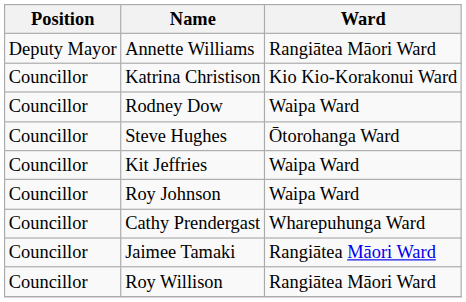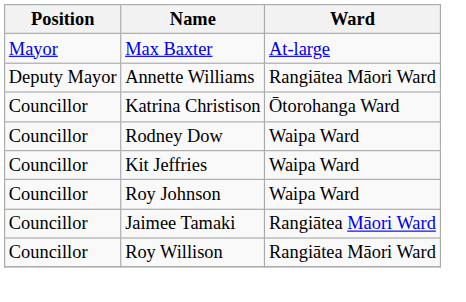+ row: (169, 48)
(363, 77) Kio Kio-Korakonui Ward -> (334, 106) Ōtorohanga Ward
- row: (176, 135)
- row: (193, 223)
